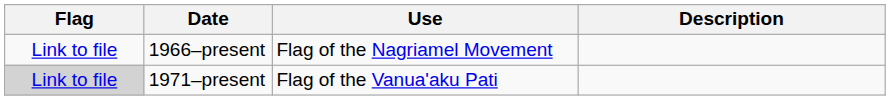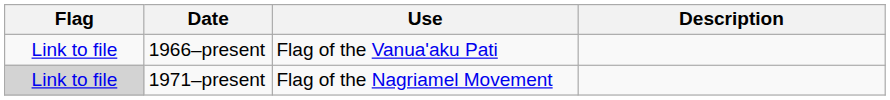(415, 49) Flag of the Nagriamel Movement -> (387, 49) Flag of the Vanua'aku Pati
(387, 79) Flag of the Vanua'aku Pati -> (415, 79) Flag of the Nagriamel Movement
